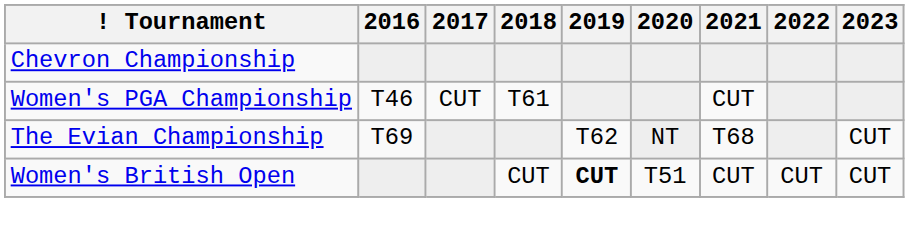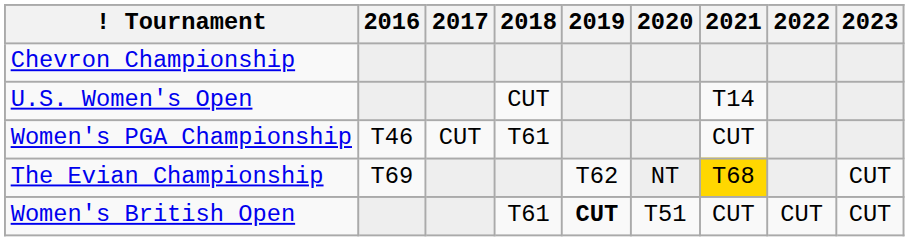+ row: (132, 101)
(733, 139) no background -> (733, 178) gold background
(528, 178) CUT -> (528, 216) T61
